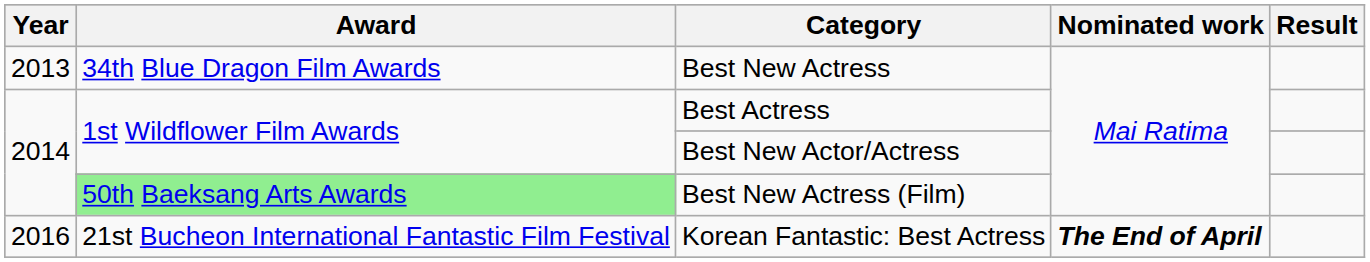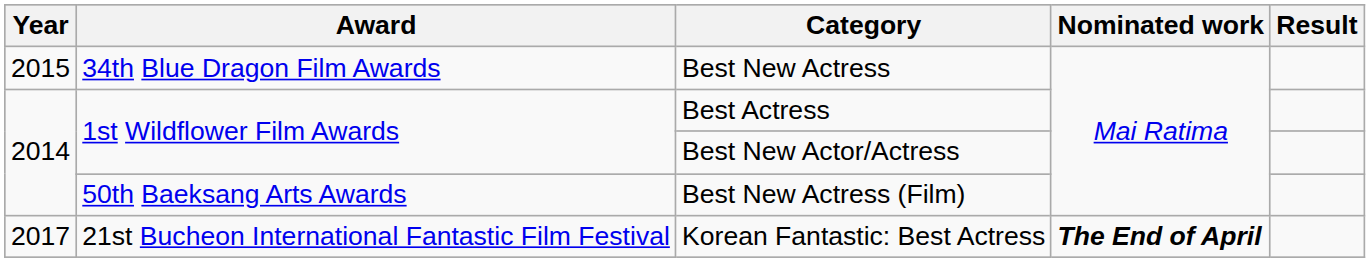(40, 67) 2013 -> (40, 67) 2015
(244, 194) lightgreen background -> (244, 194) no background
(40, 236) 2016 -> (40, 236) 2017
